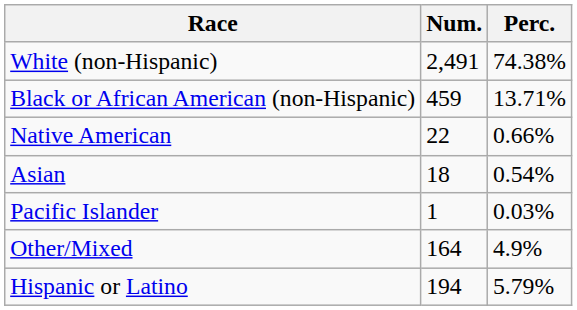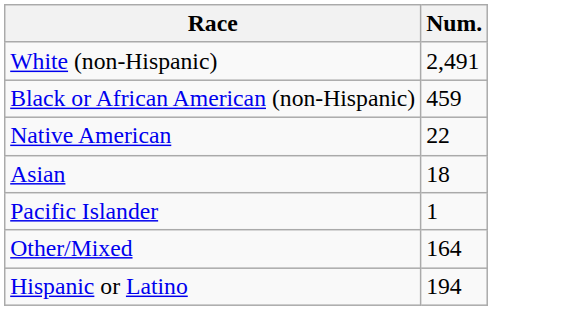- column: (530, 23)
